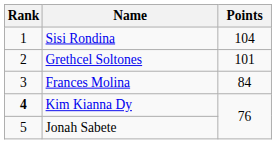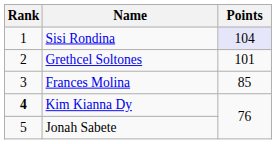(245, 38) no background -> (245, 38) lavender background
(245, 83) 84 -> (245, 83) 85
